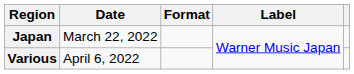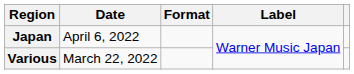(110, 36) March 22, 2022 -> (101, 36) April 6, 2022
(101, 58) April 6, 2022 -> (110, 58) March 22, 2022
